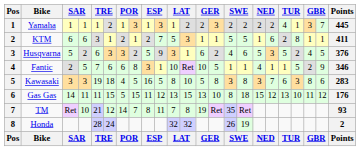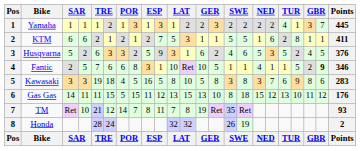(97, 39) 3 -> (97, 39) 2
(322, 67) normal -> (322, 67) bold
(297, 82) 3 -> (297, 82) 9
